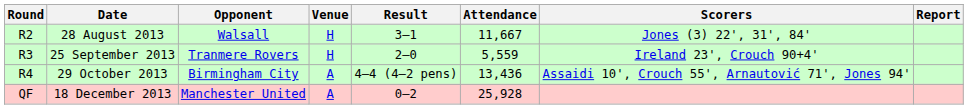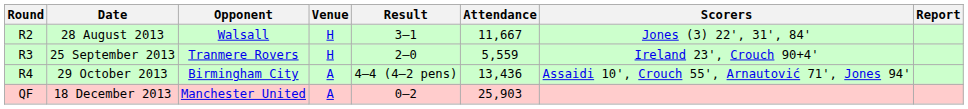(500, 94) 25,928 -> (500, 94) 25,903
